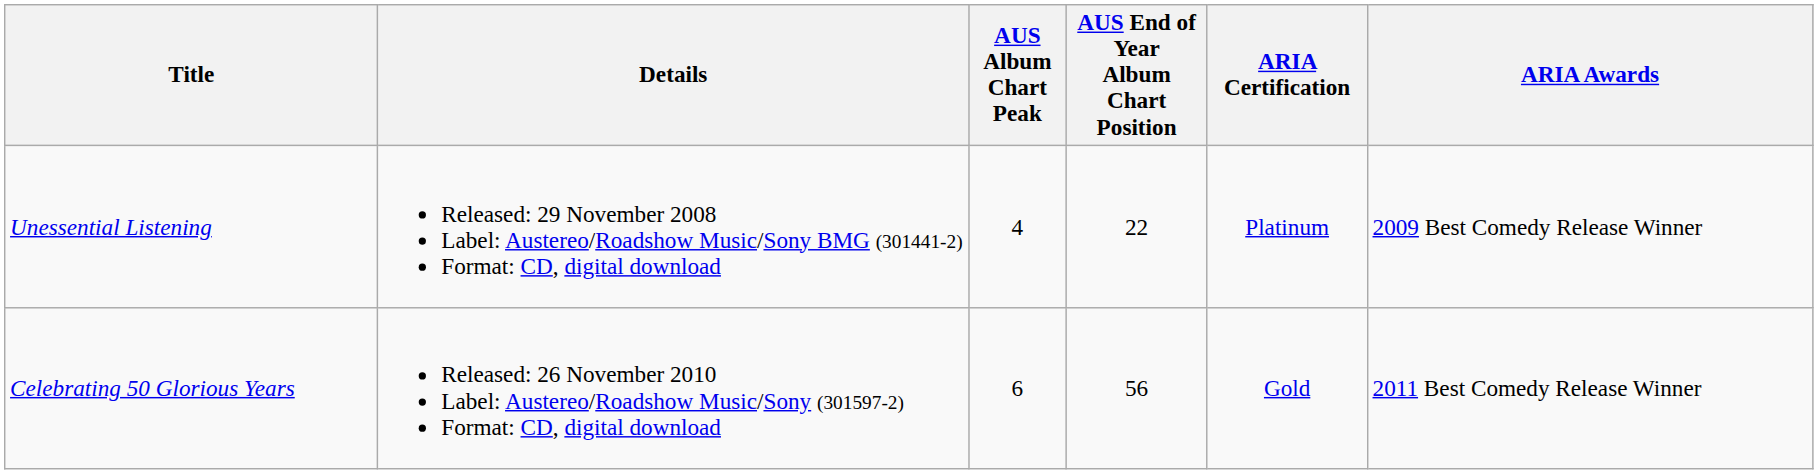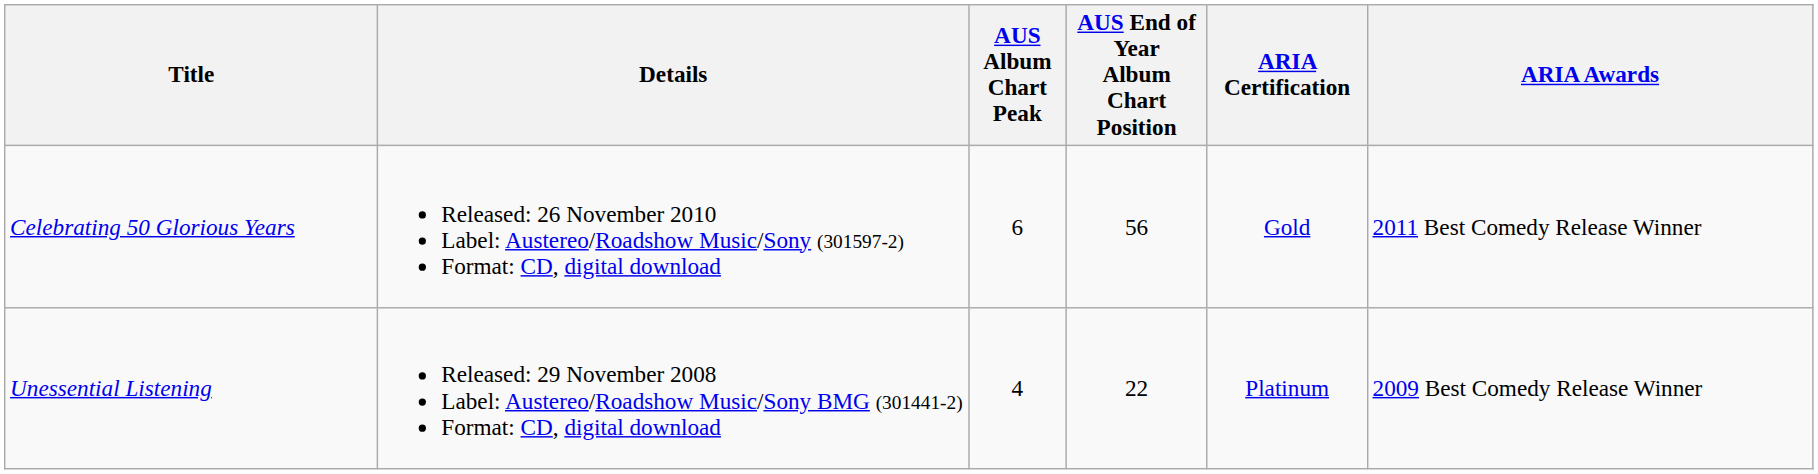rows swapped: (111, 226) <-> (152, 387)
